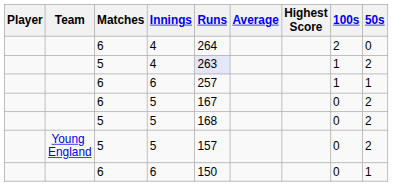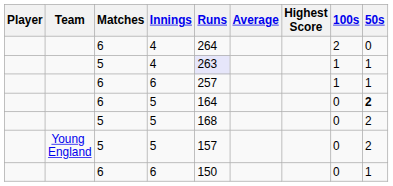(368, 64) 2 -> (368, 64) 1
(207, 102) 167 -> (207, 102) 164
(368, 102) normal -> (368, 102) bold
